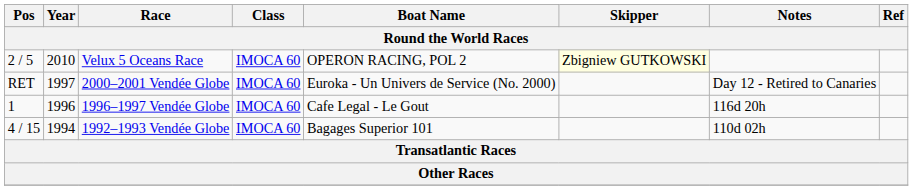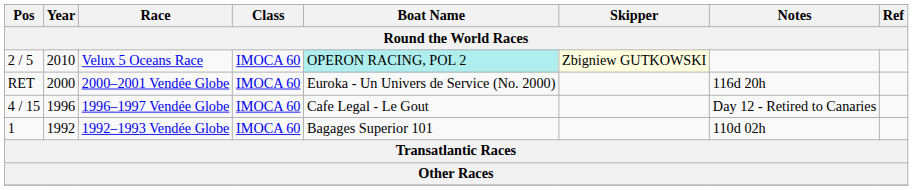(387, 60) no background -> (387, 60) paleturquoise background
(61, 83) 1997 -> (61, 83) 2000
(795, 83) Day 12 - Retired to Canaries -> (739, 83) 116d 20h
(11, 106) 1 -> (24, 106) 4 / 15
(739, 106) 116d 20h -> (795, 106) Day 12 - Retired to Canaries
(24, 128) 4 / 15 -> (11, 128) 1
(61, 128) 1994 -> (61, 128) 1992
